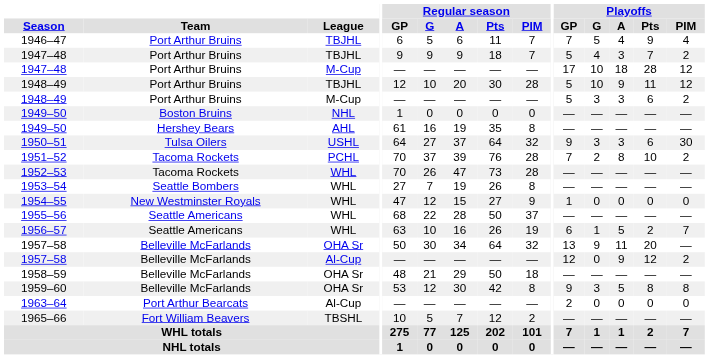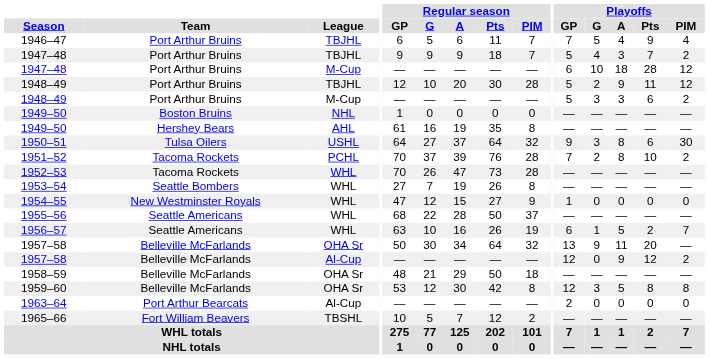(569, 69) 17 -> (569, 69) 6
(597, 84) 10 -> (597, 84) 2
(621, 142) 3 -> (621, 142) 8
(569, 288) 9 -> (569, 288) 12
